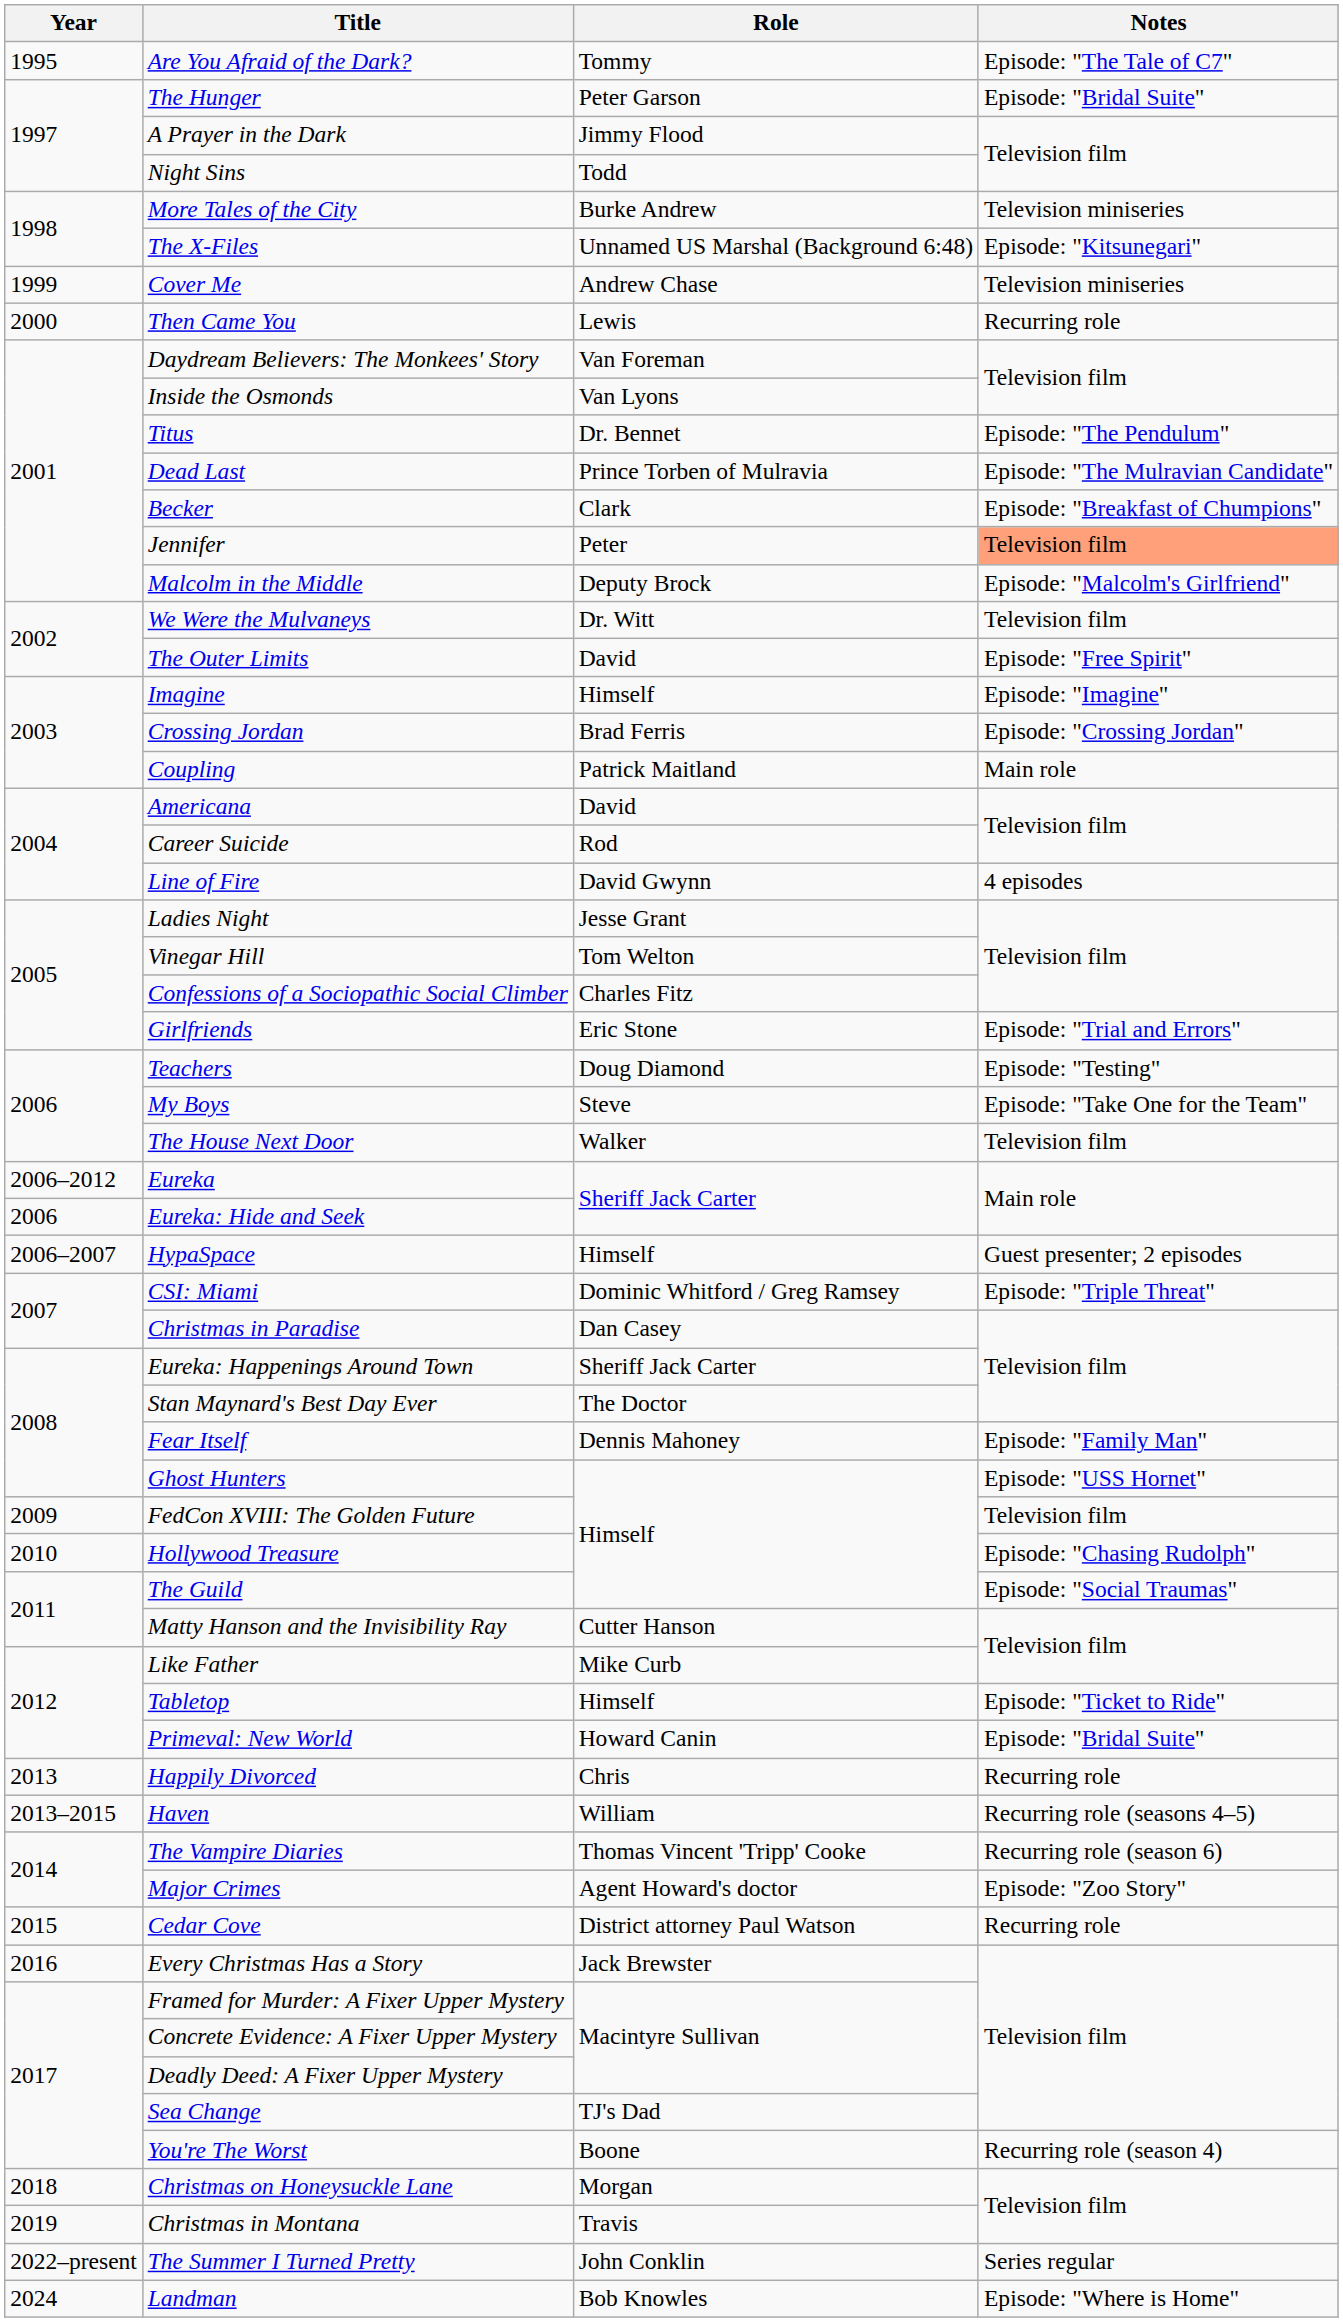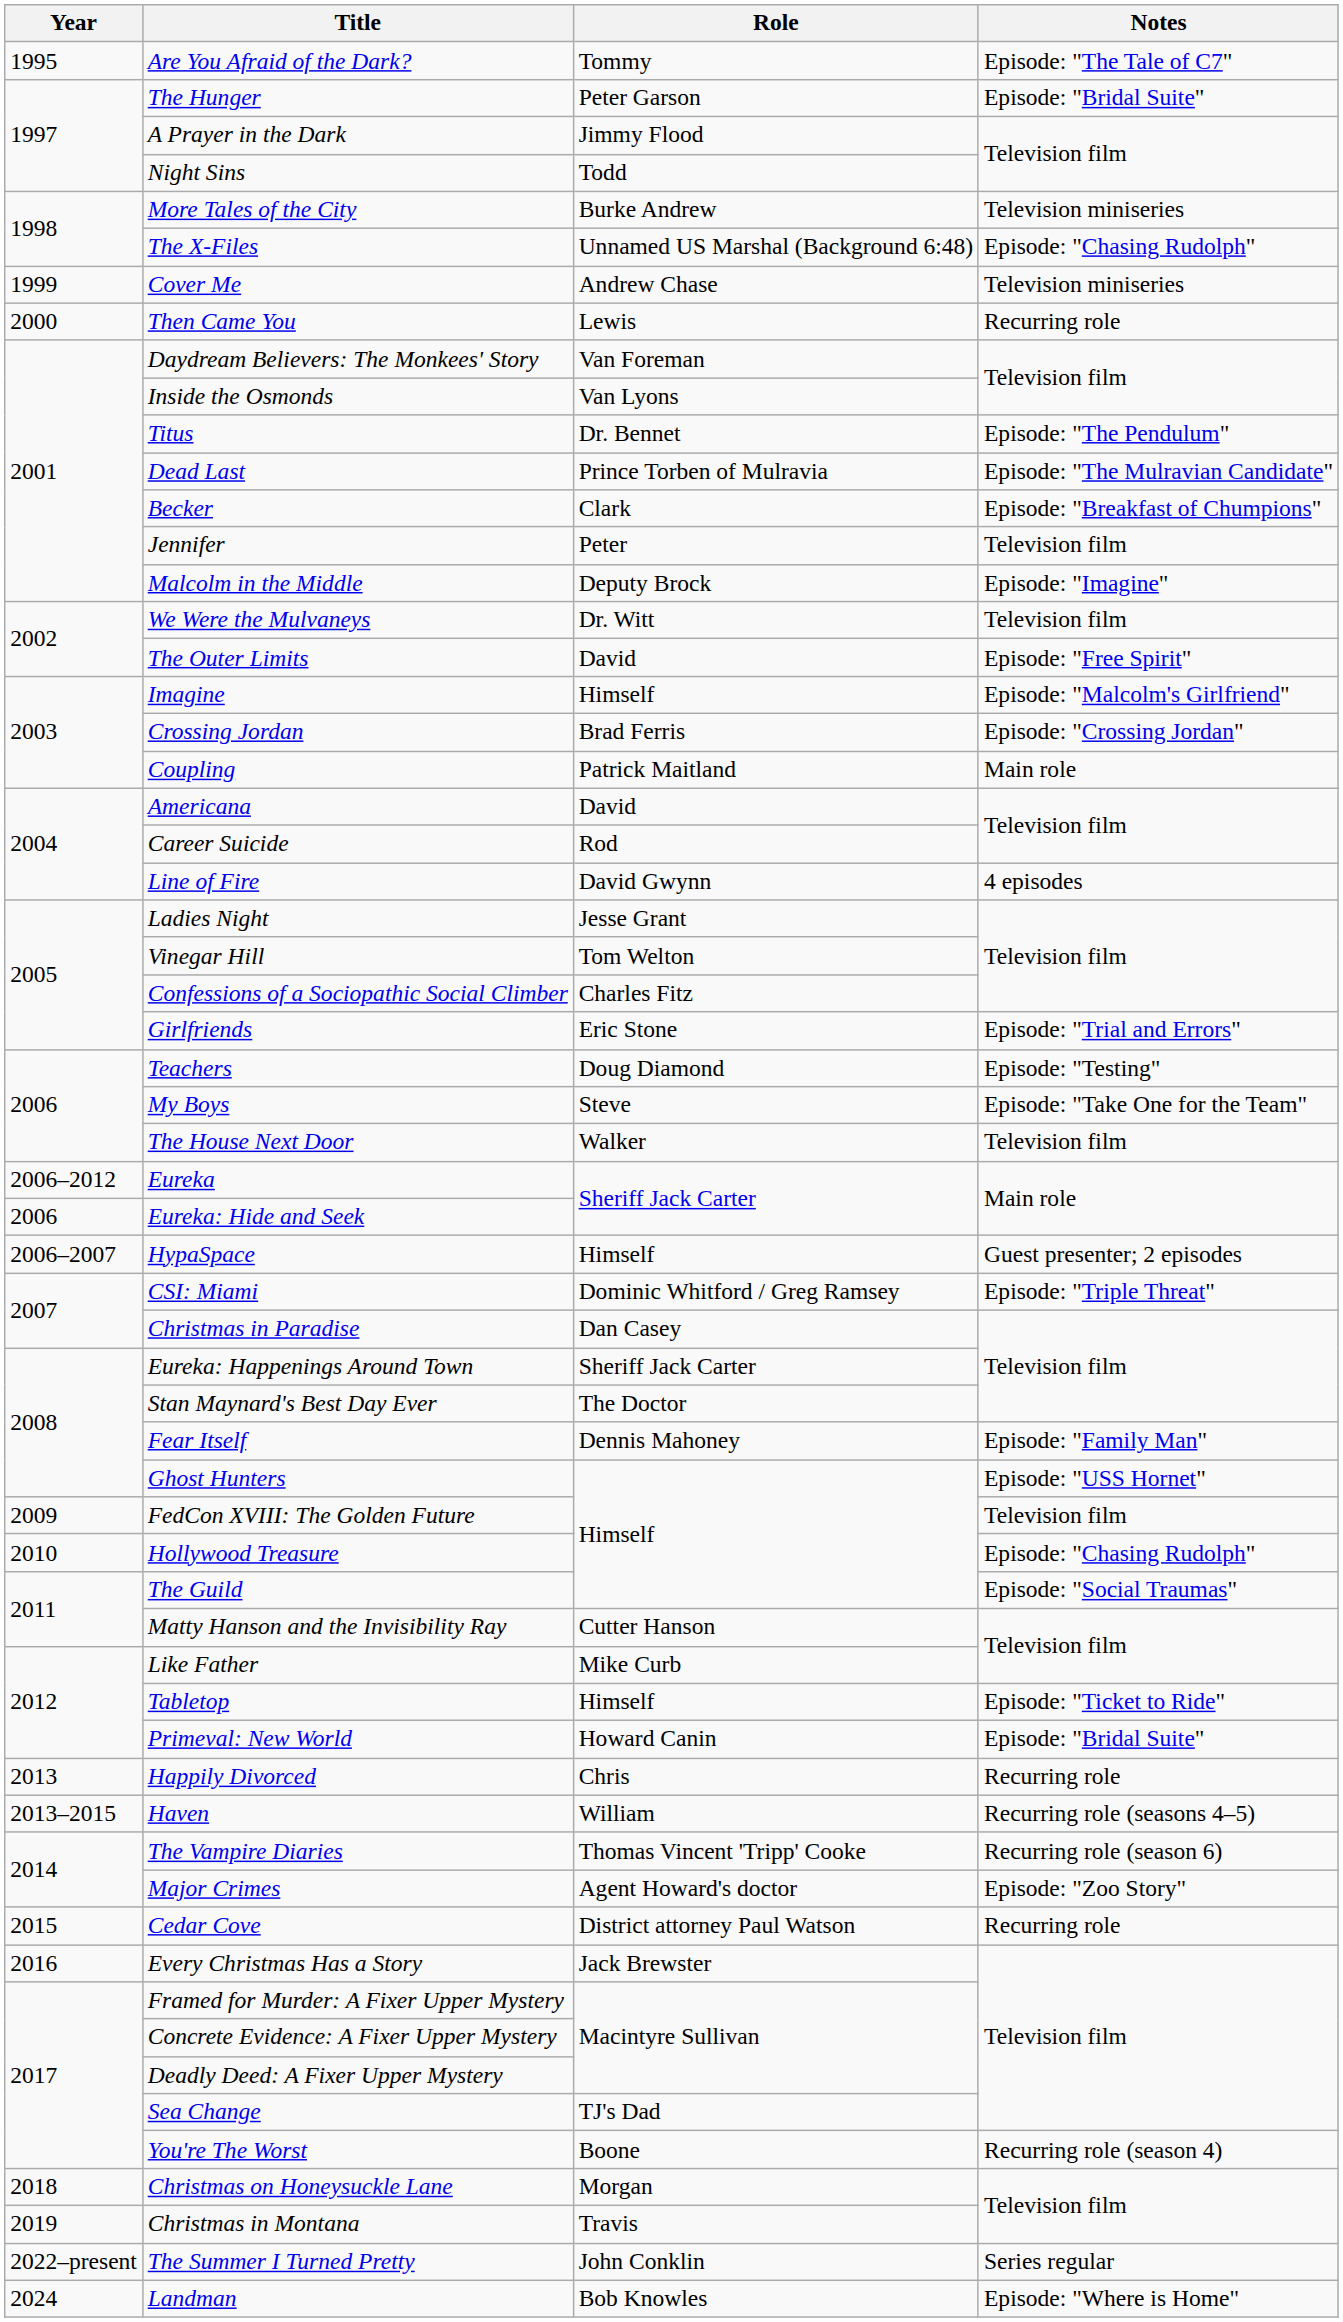(1093, 246) Episode: "Kitsunegari" -> (1120, 246) Episode: "Chasing Rudolph"
(1055, 545) lightsalmon background -> (1055, 545) no background
(1137, 582) Episode: "Malcolm's Girlfriend" -> (1076, 582) Episode: "Imagine"
(1076, 694) Episode: "Imagine" -> (1137, 694) Episode: "Malcolm's Girlfriend"
